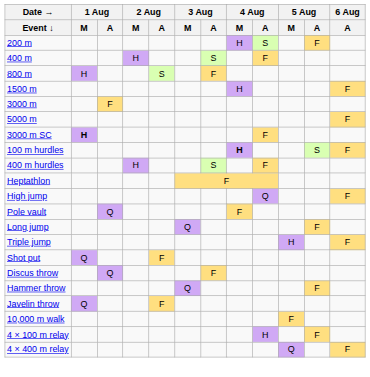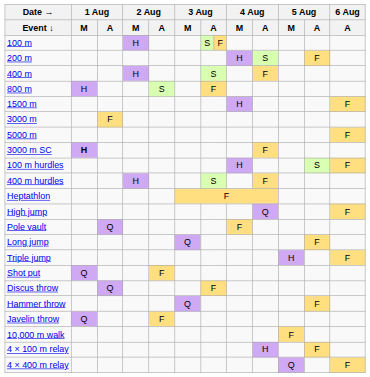+ row: (19, 43)
(239, 150) bold -> (239, 165) normal
